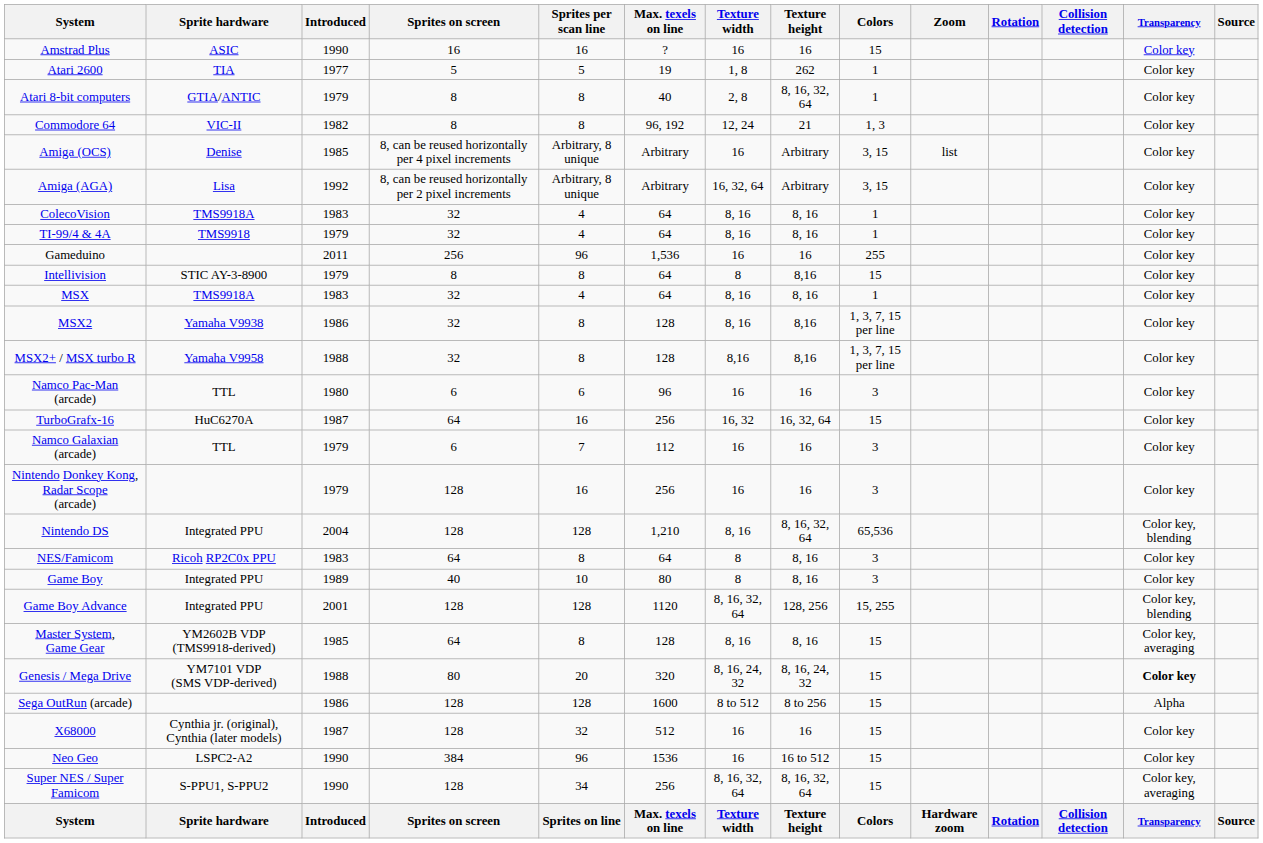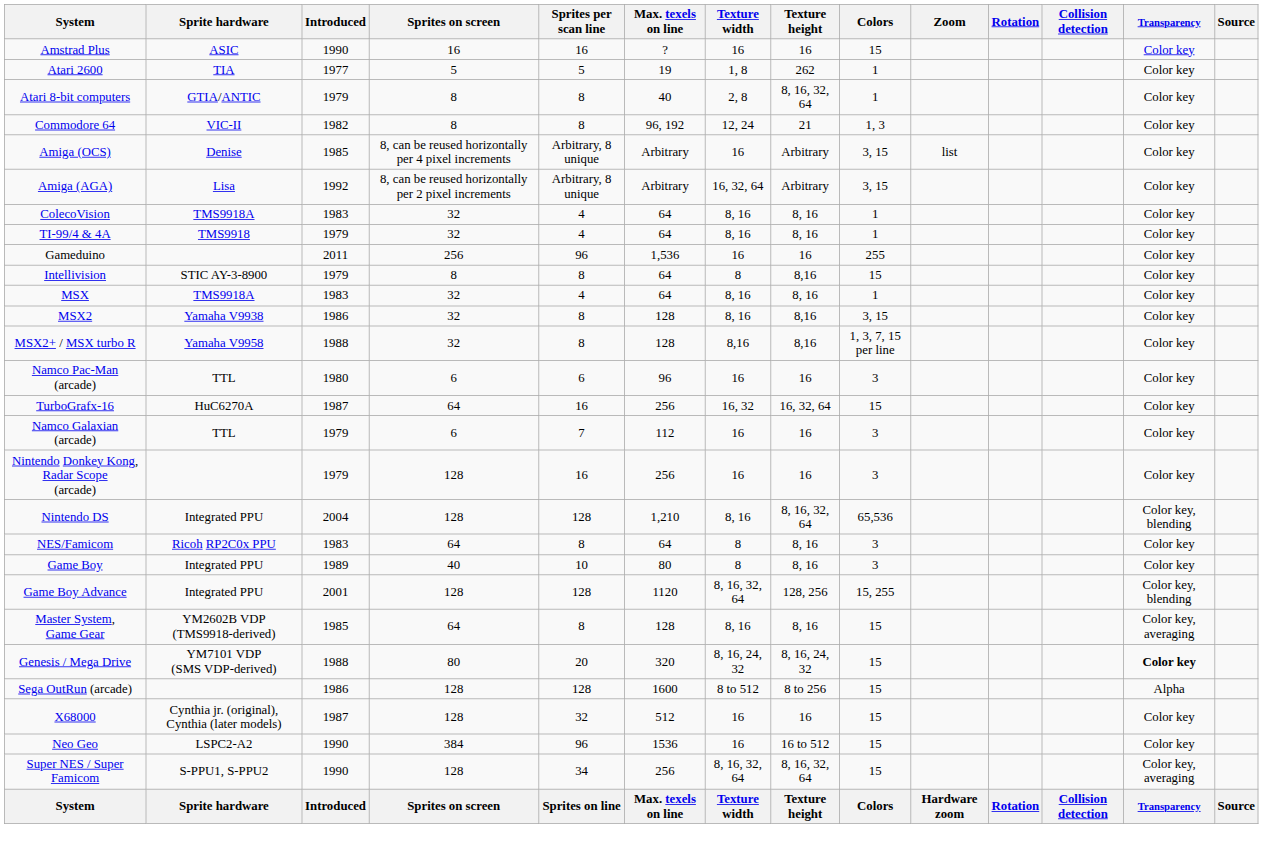(875, 323) 1, 3, 7, 15 per line -> (875, 315) 3, 15
